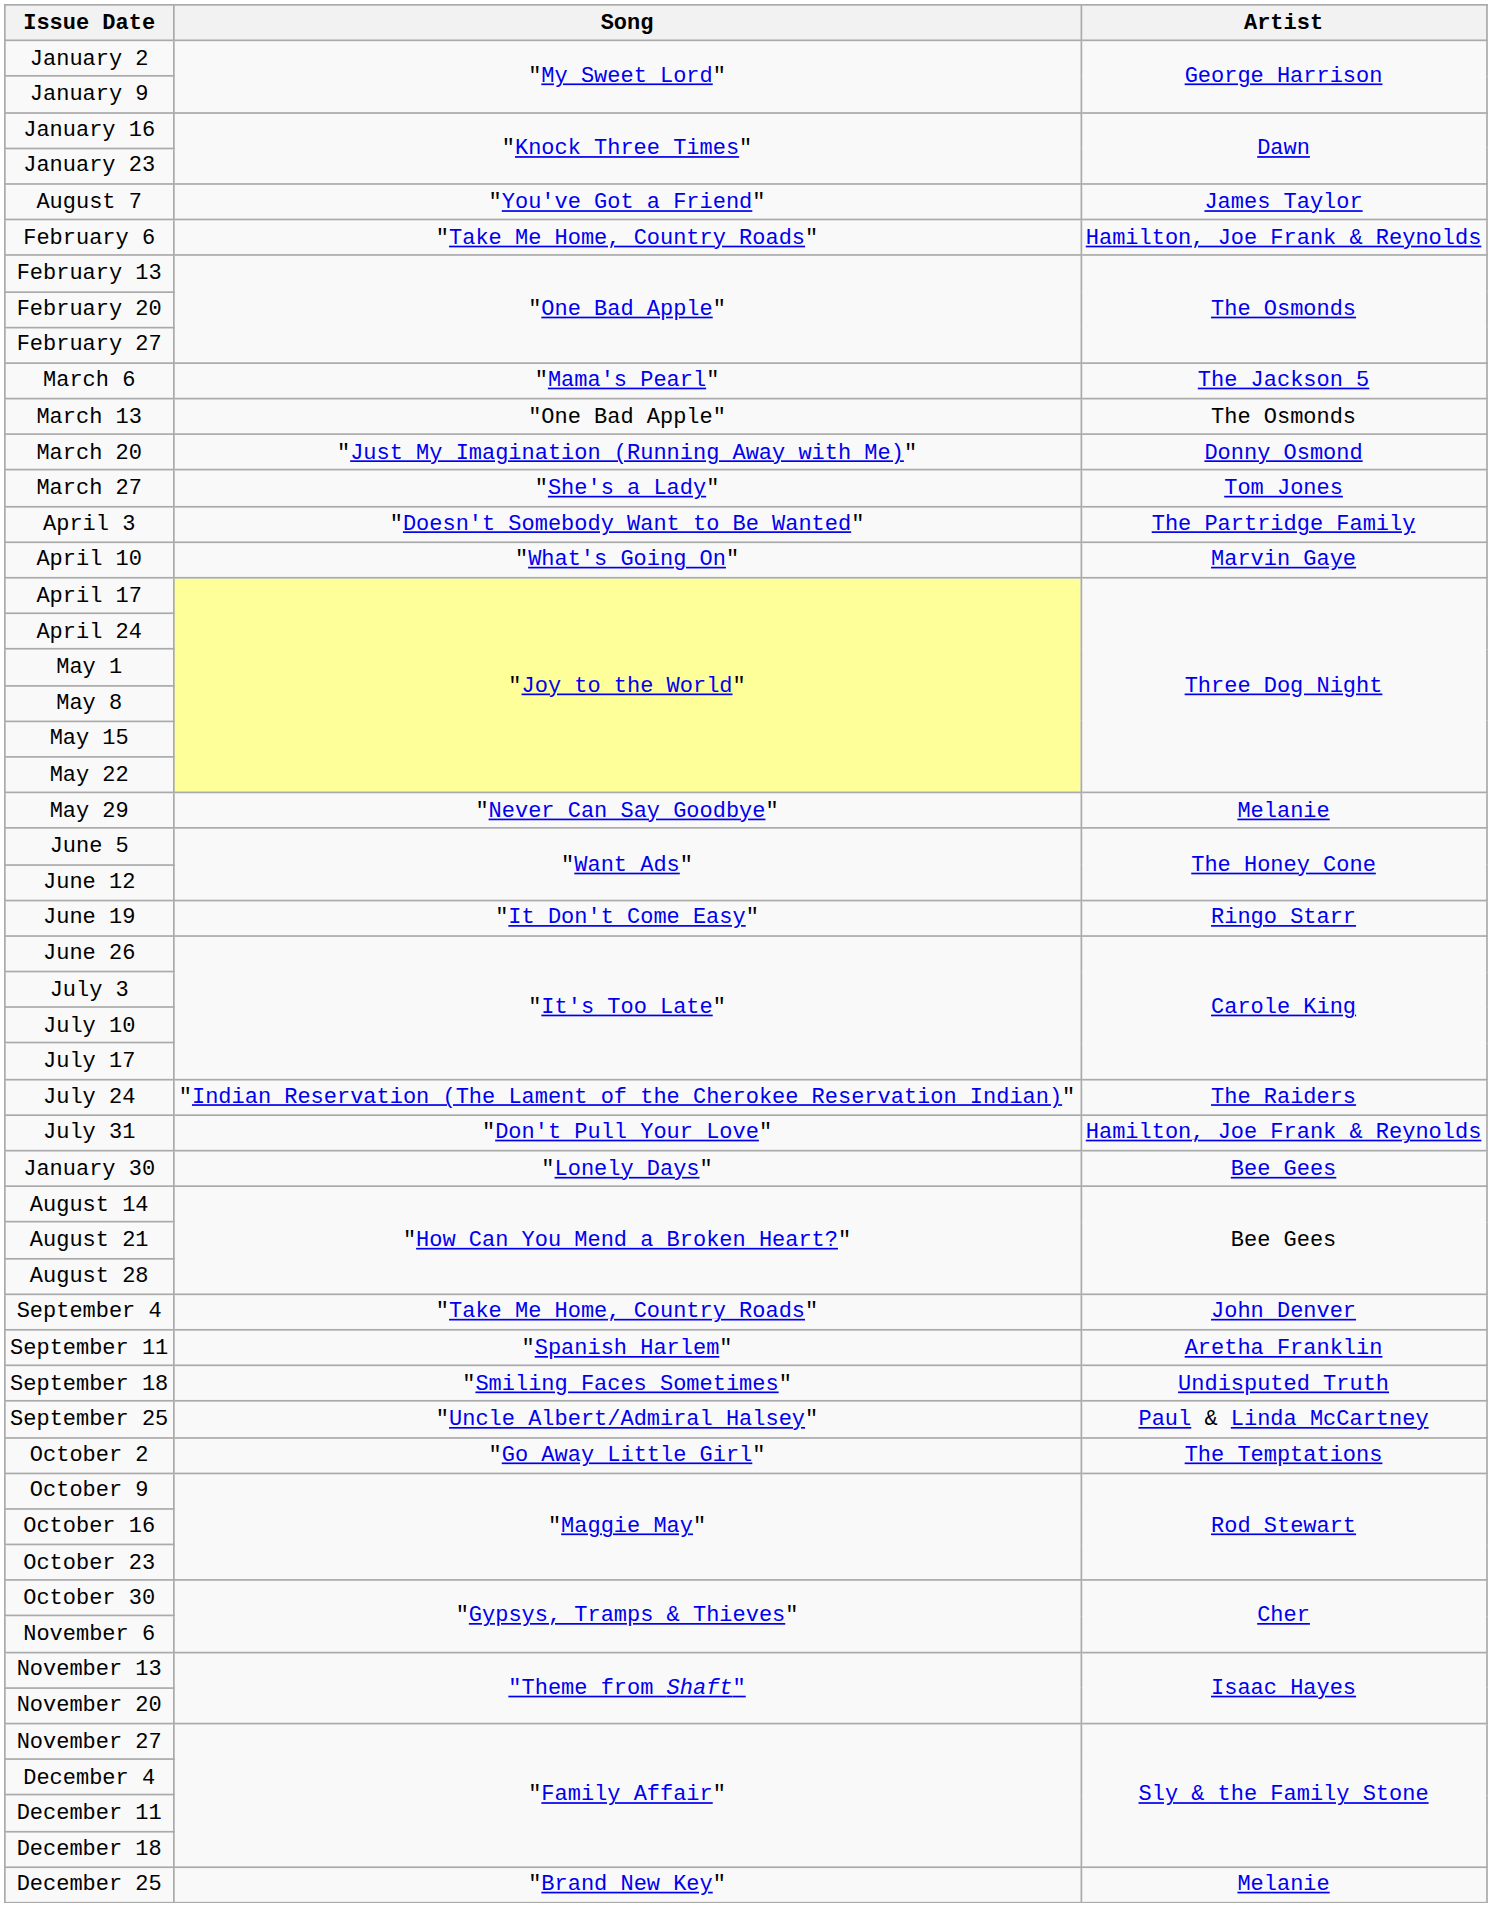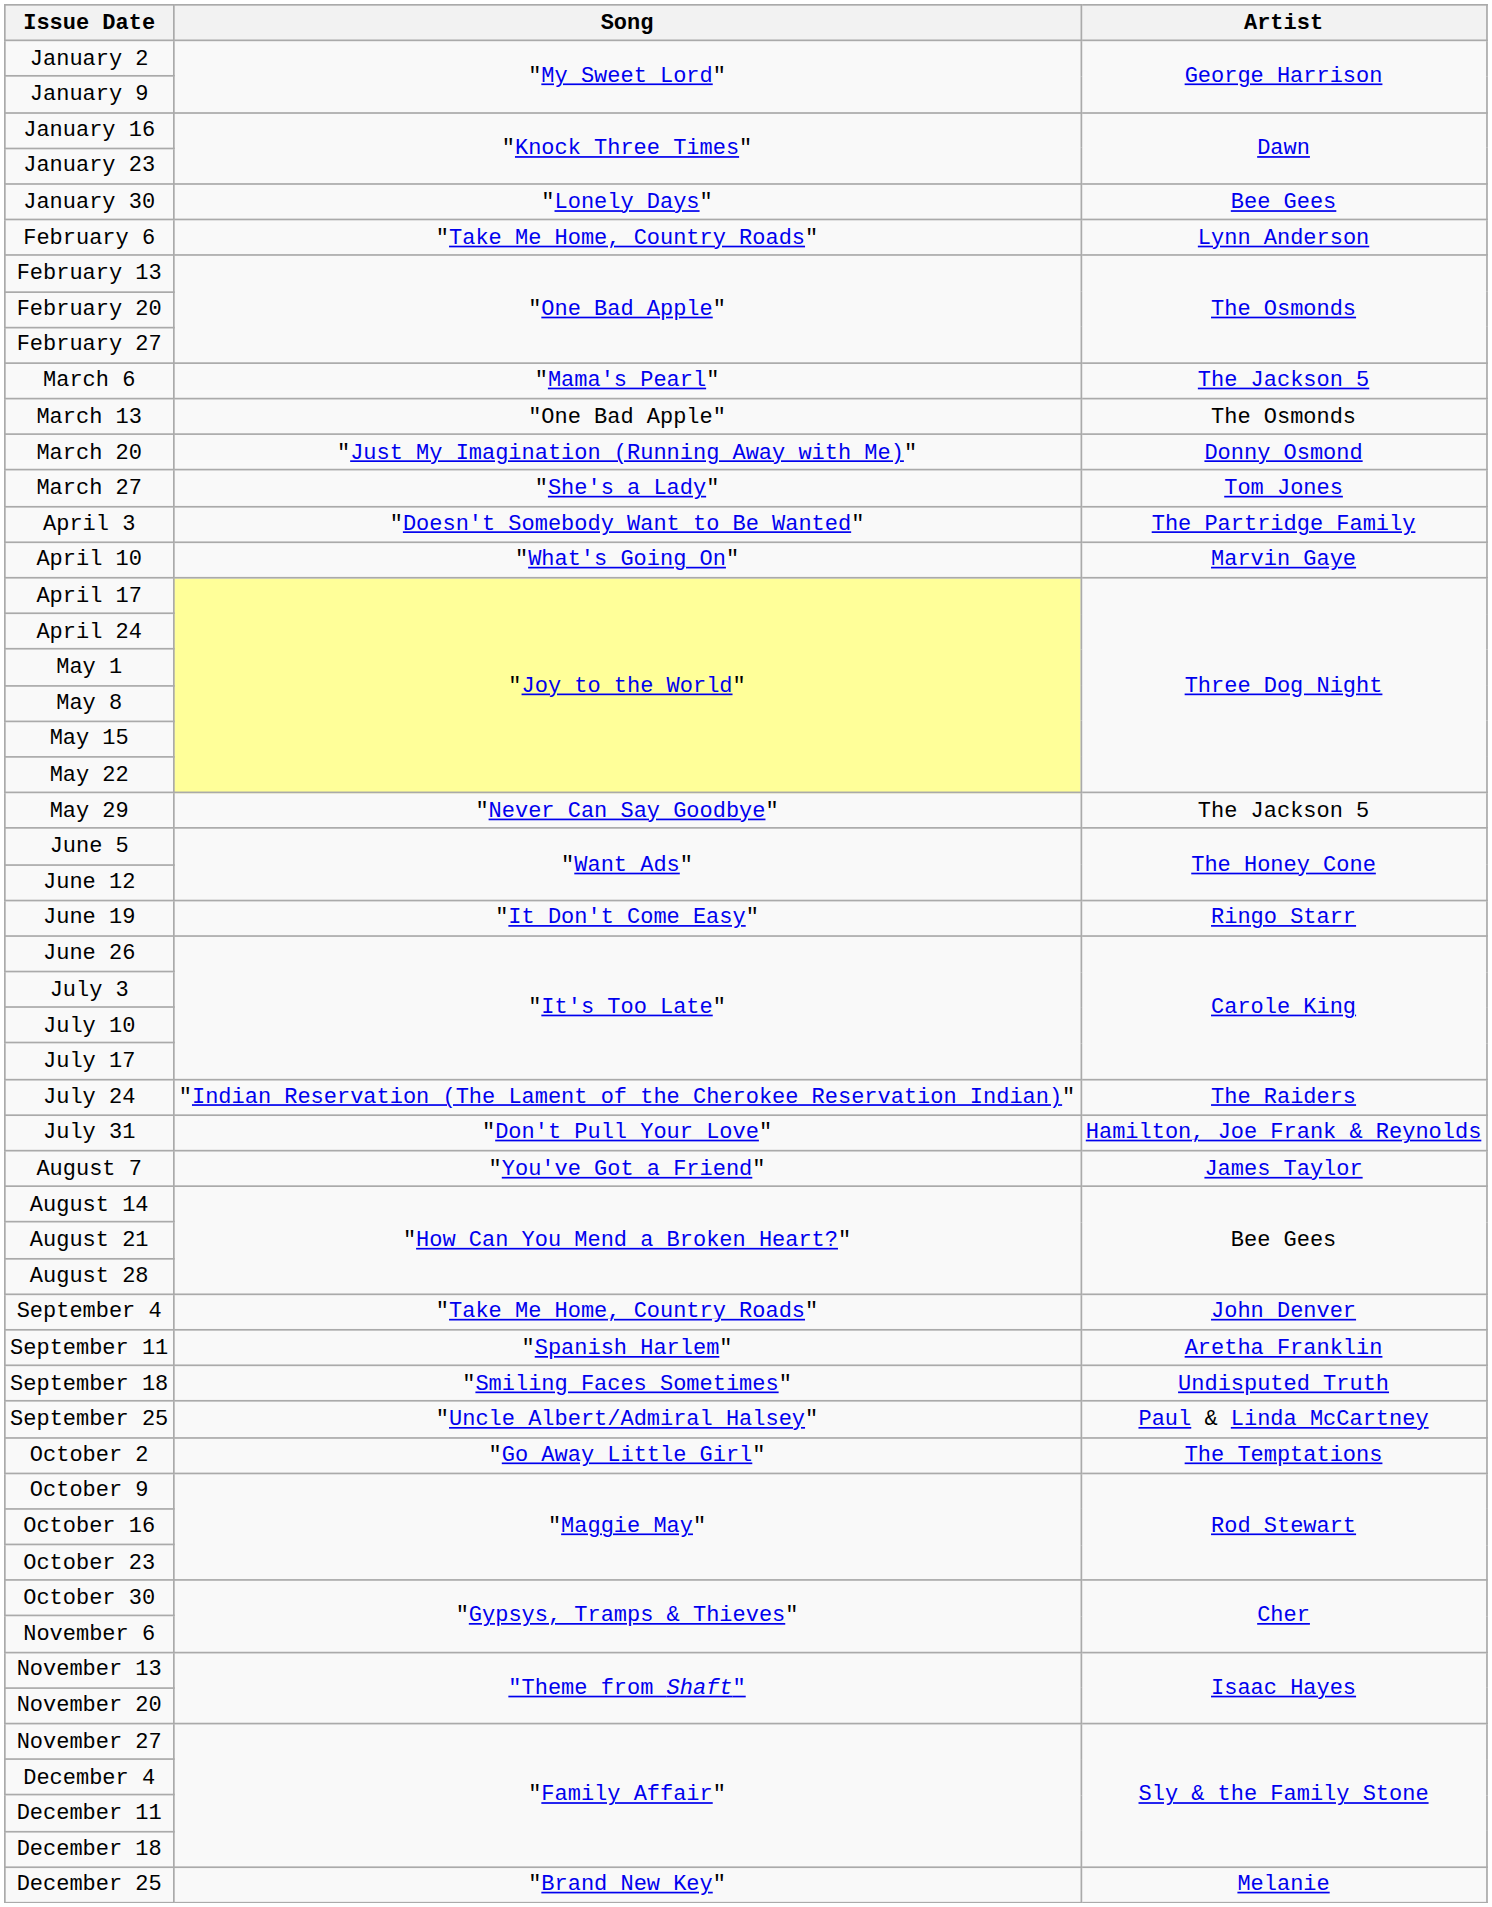rows swapped: (89, 1169) <-> (89, 202)
(1284, 238) Hamilton, Joe Frank & Reynolds -> (1284, 238) Lynn Anderson
(1284, 810) Melanie -> (1284, 810) The Jackson 5
